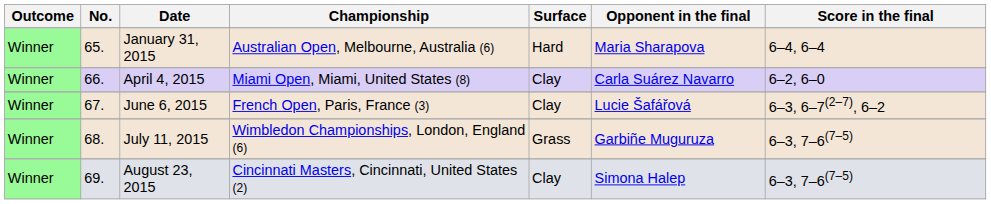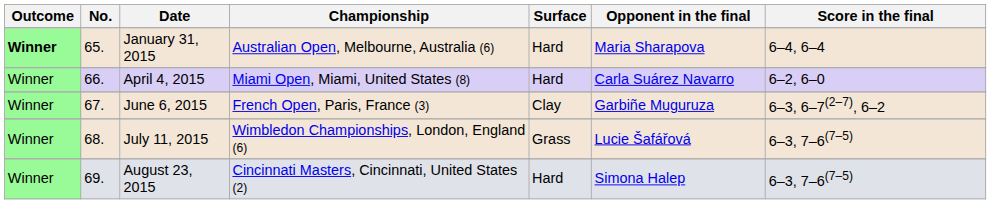(31, 47) normal -> (32, 47) bold
(547, 79) Clay -> (548, 79) Hard
(643, 104) Lucie Šafářová -> (654, 104) Garbiñe Muguruza
(654, 138) Garbiñe Muguruza -> (643, 138) Lucie Šafářová
(547, 178) Clay -> (548, 178) Hard
